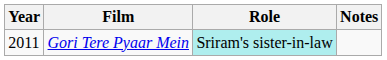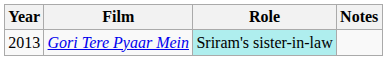(24, 42) 2011 -> (24, 42) 2013
